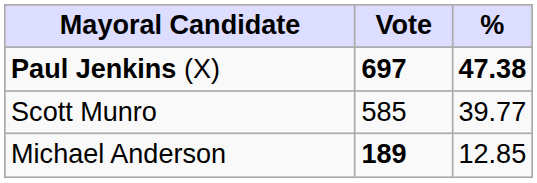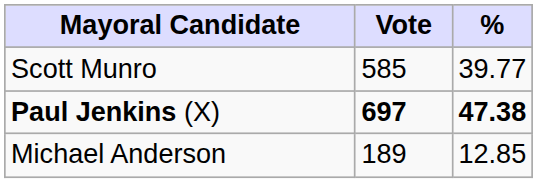rows swapped: (116, 68) <-> (84, 111)
(384, 154) bold -> (384, 154) normal
